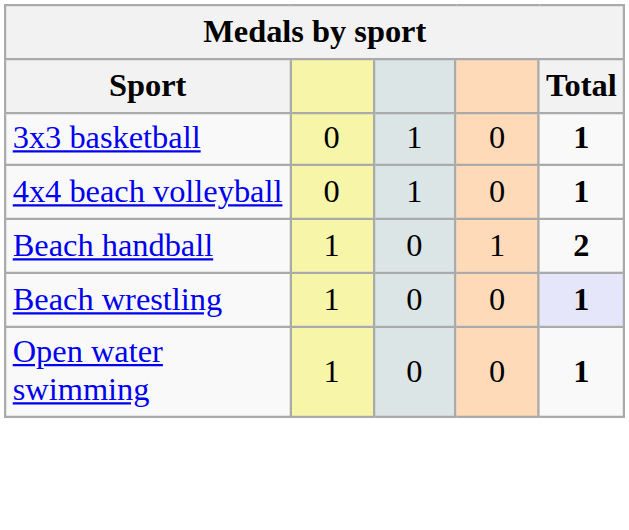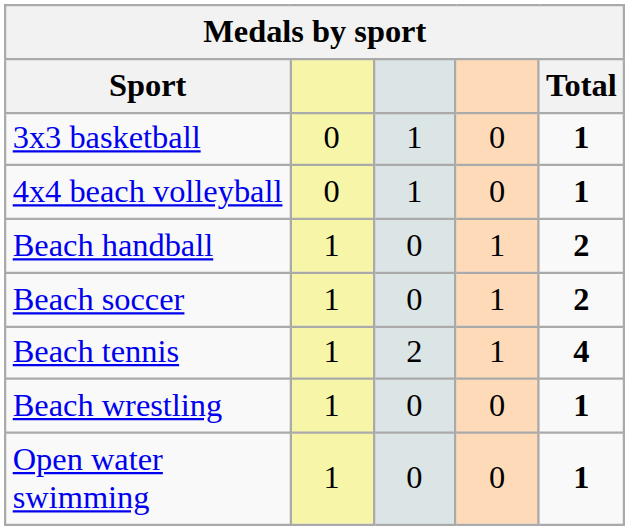+ row: (99, 298)
+ row: (96, 352)
(581, 298) lavender background -> (581, 405) no background
